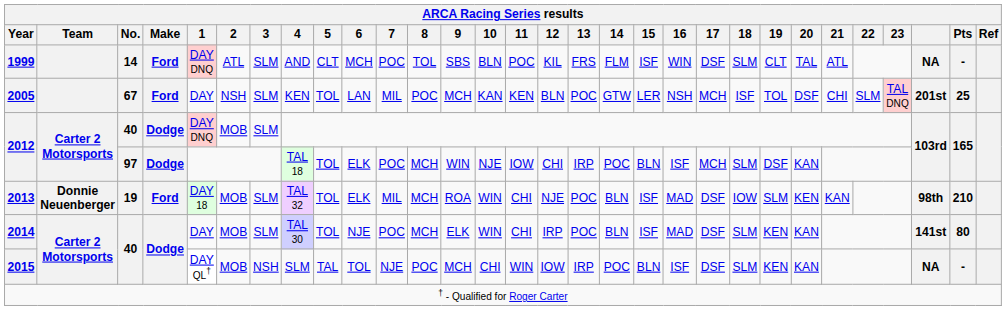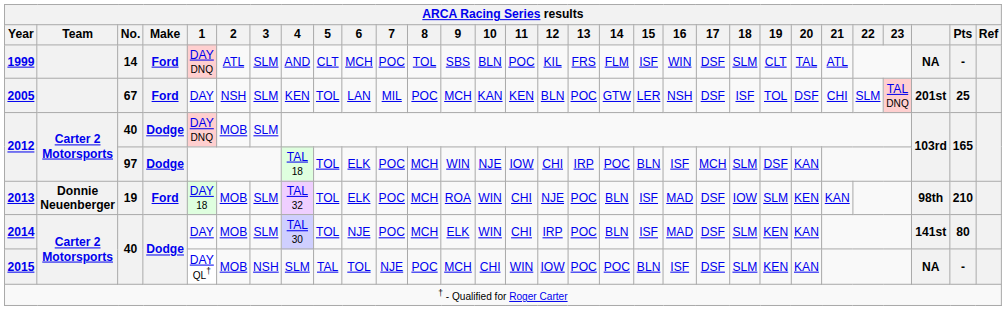(713, 96) MCH -> (713, 96) DSF
(392, 198) MIL -> (392, 198) POC
(584, 267) IRP -> (584, 267) POC
